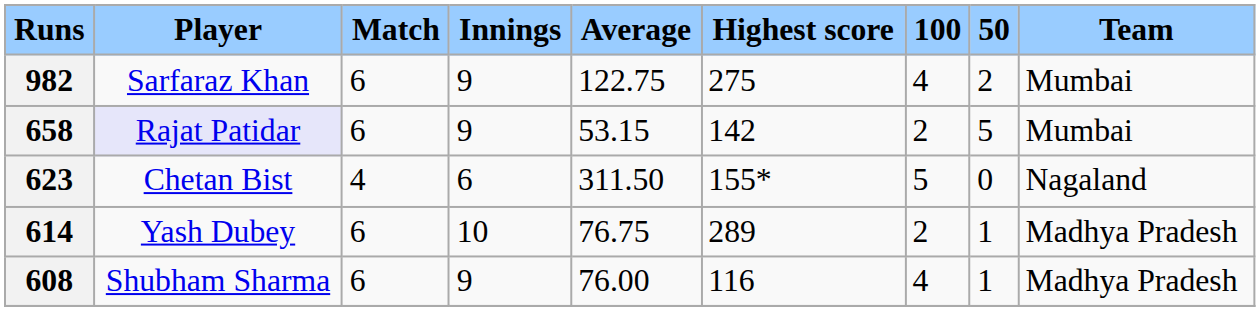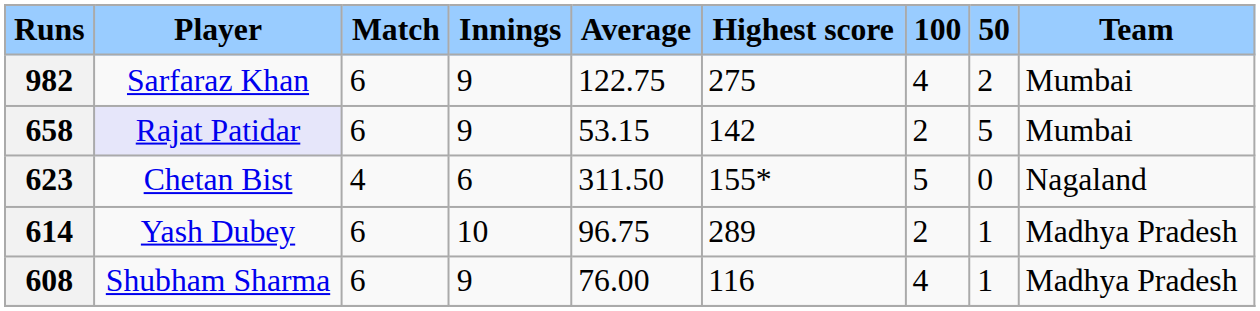(614, 230) 76.75 -> (614, 230) 96.75
